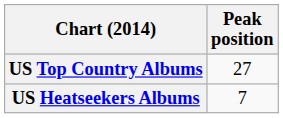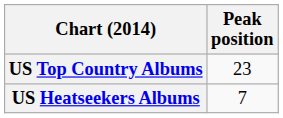(242, 68) 27 -> (242, 68) 23
